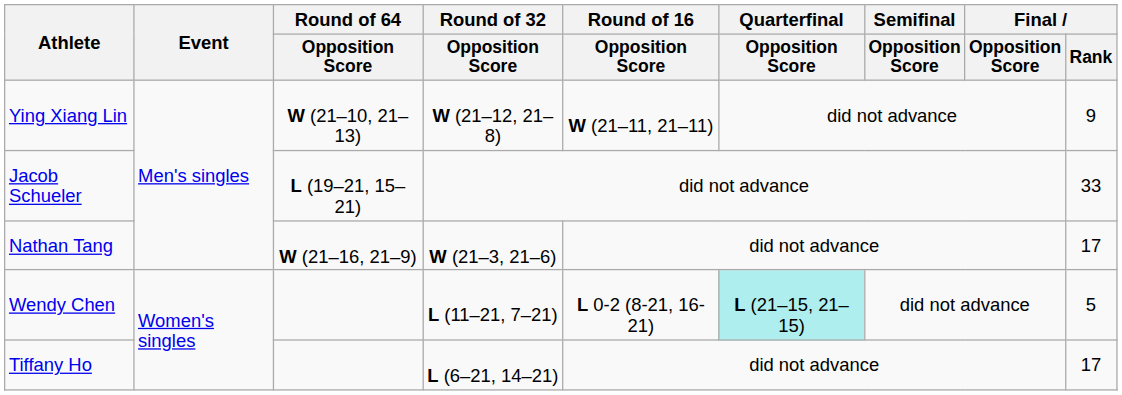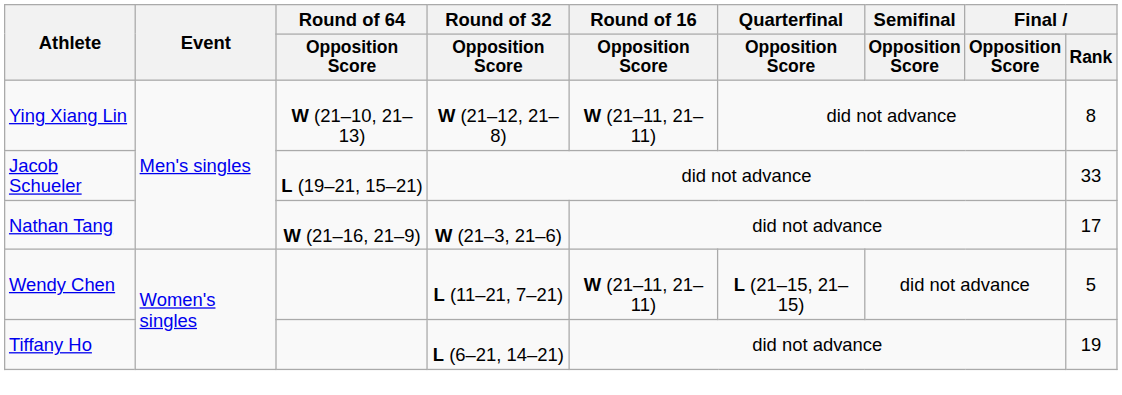(1091, 116) 9 -> (1091, 116) 8
(641, 316) L 0-2 (8-21, 16-21) -> (643, 295) W (21–11, 21–11)
(792, 316) paleturquoise background -> (791, 295) no background
(1091, 365) 17 -> (1091, 345) 19
